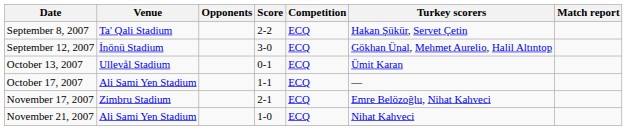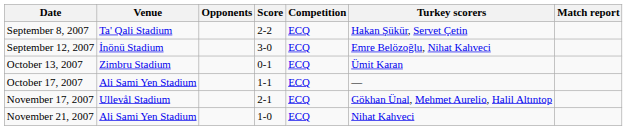(452, 47) Gökhan Ünal, Mehmet Aurelio, Halil Altıntop -> (421, 47) Emre Belözoğlu, Nihat Kahveci
(135, 64) Ullevål Stadium -> (135, 64) Zimbru Stadium
(135, 99) Zimbru Stadium -> (135, 99) Ullevål Stadium
(421, 99) Emre Belözoğlu, Nihat Kahveci -> (452, 99) Gökhan Ünal, Mehmet Aurelio, Halil Altıntop
